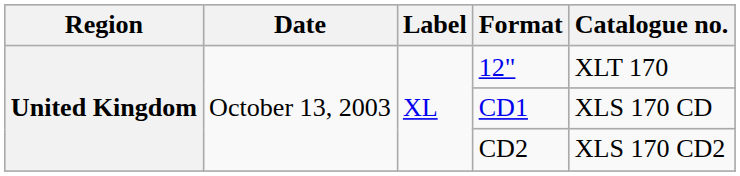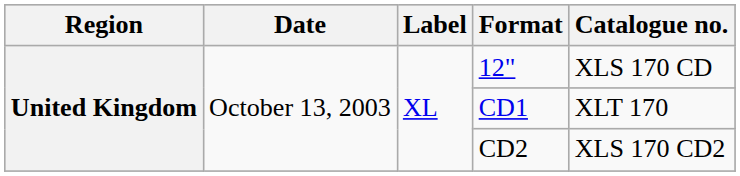(621, 66) XLT 170 -> (644, 66) XLS 170 CD
(644, 107) XLS 170 CD -> (621, 107) XLT 170
